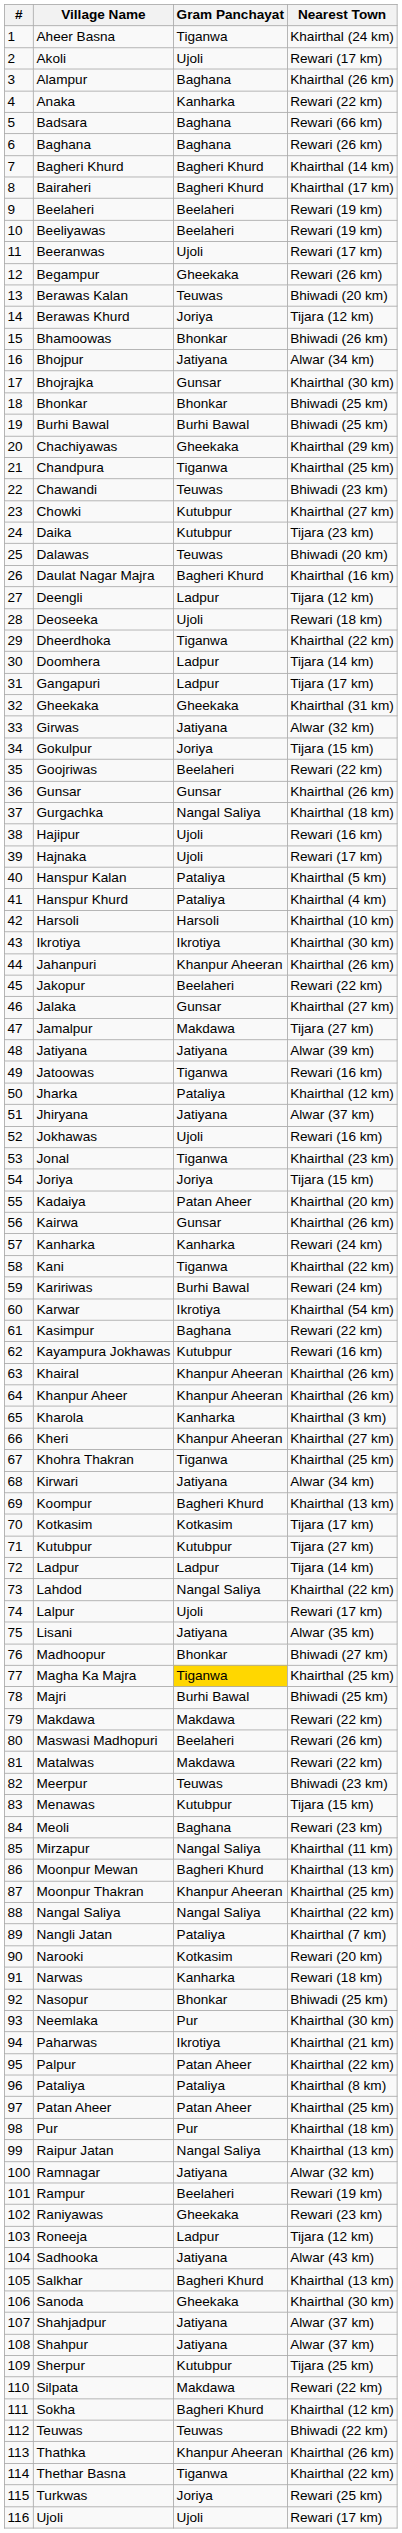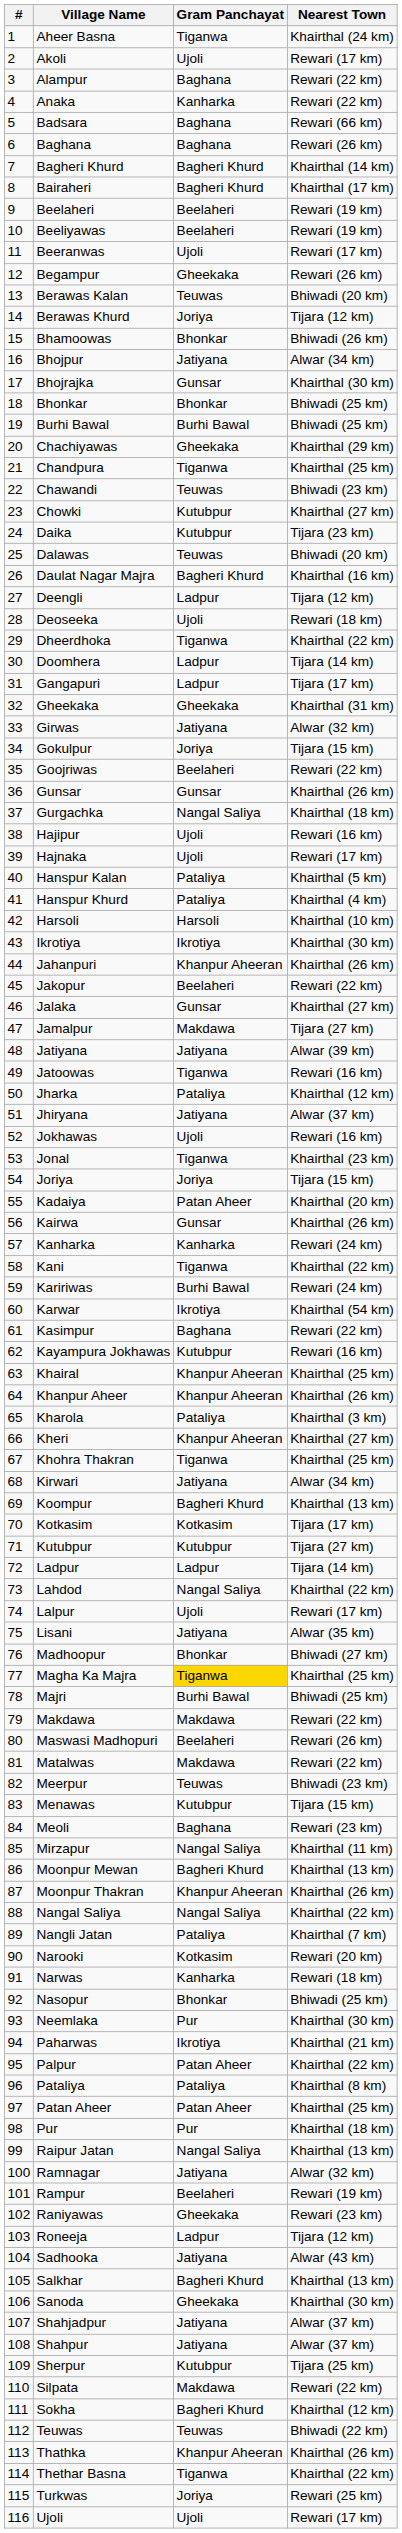(342, 79) Khairthal (26 km) -> (336, 79) Rewari (22 km)
(342, 1374) Khairthal (26 km) -> (342, 1374) Khairthal (25 km)
(206, 1417) Kanharka -> (201, 1417) Pataliya
(342, 1891) Khairthal (25 km) -> (342, 1891) Khairthal (26 km)
